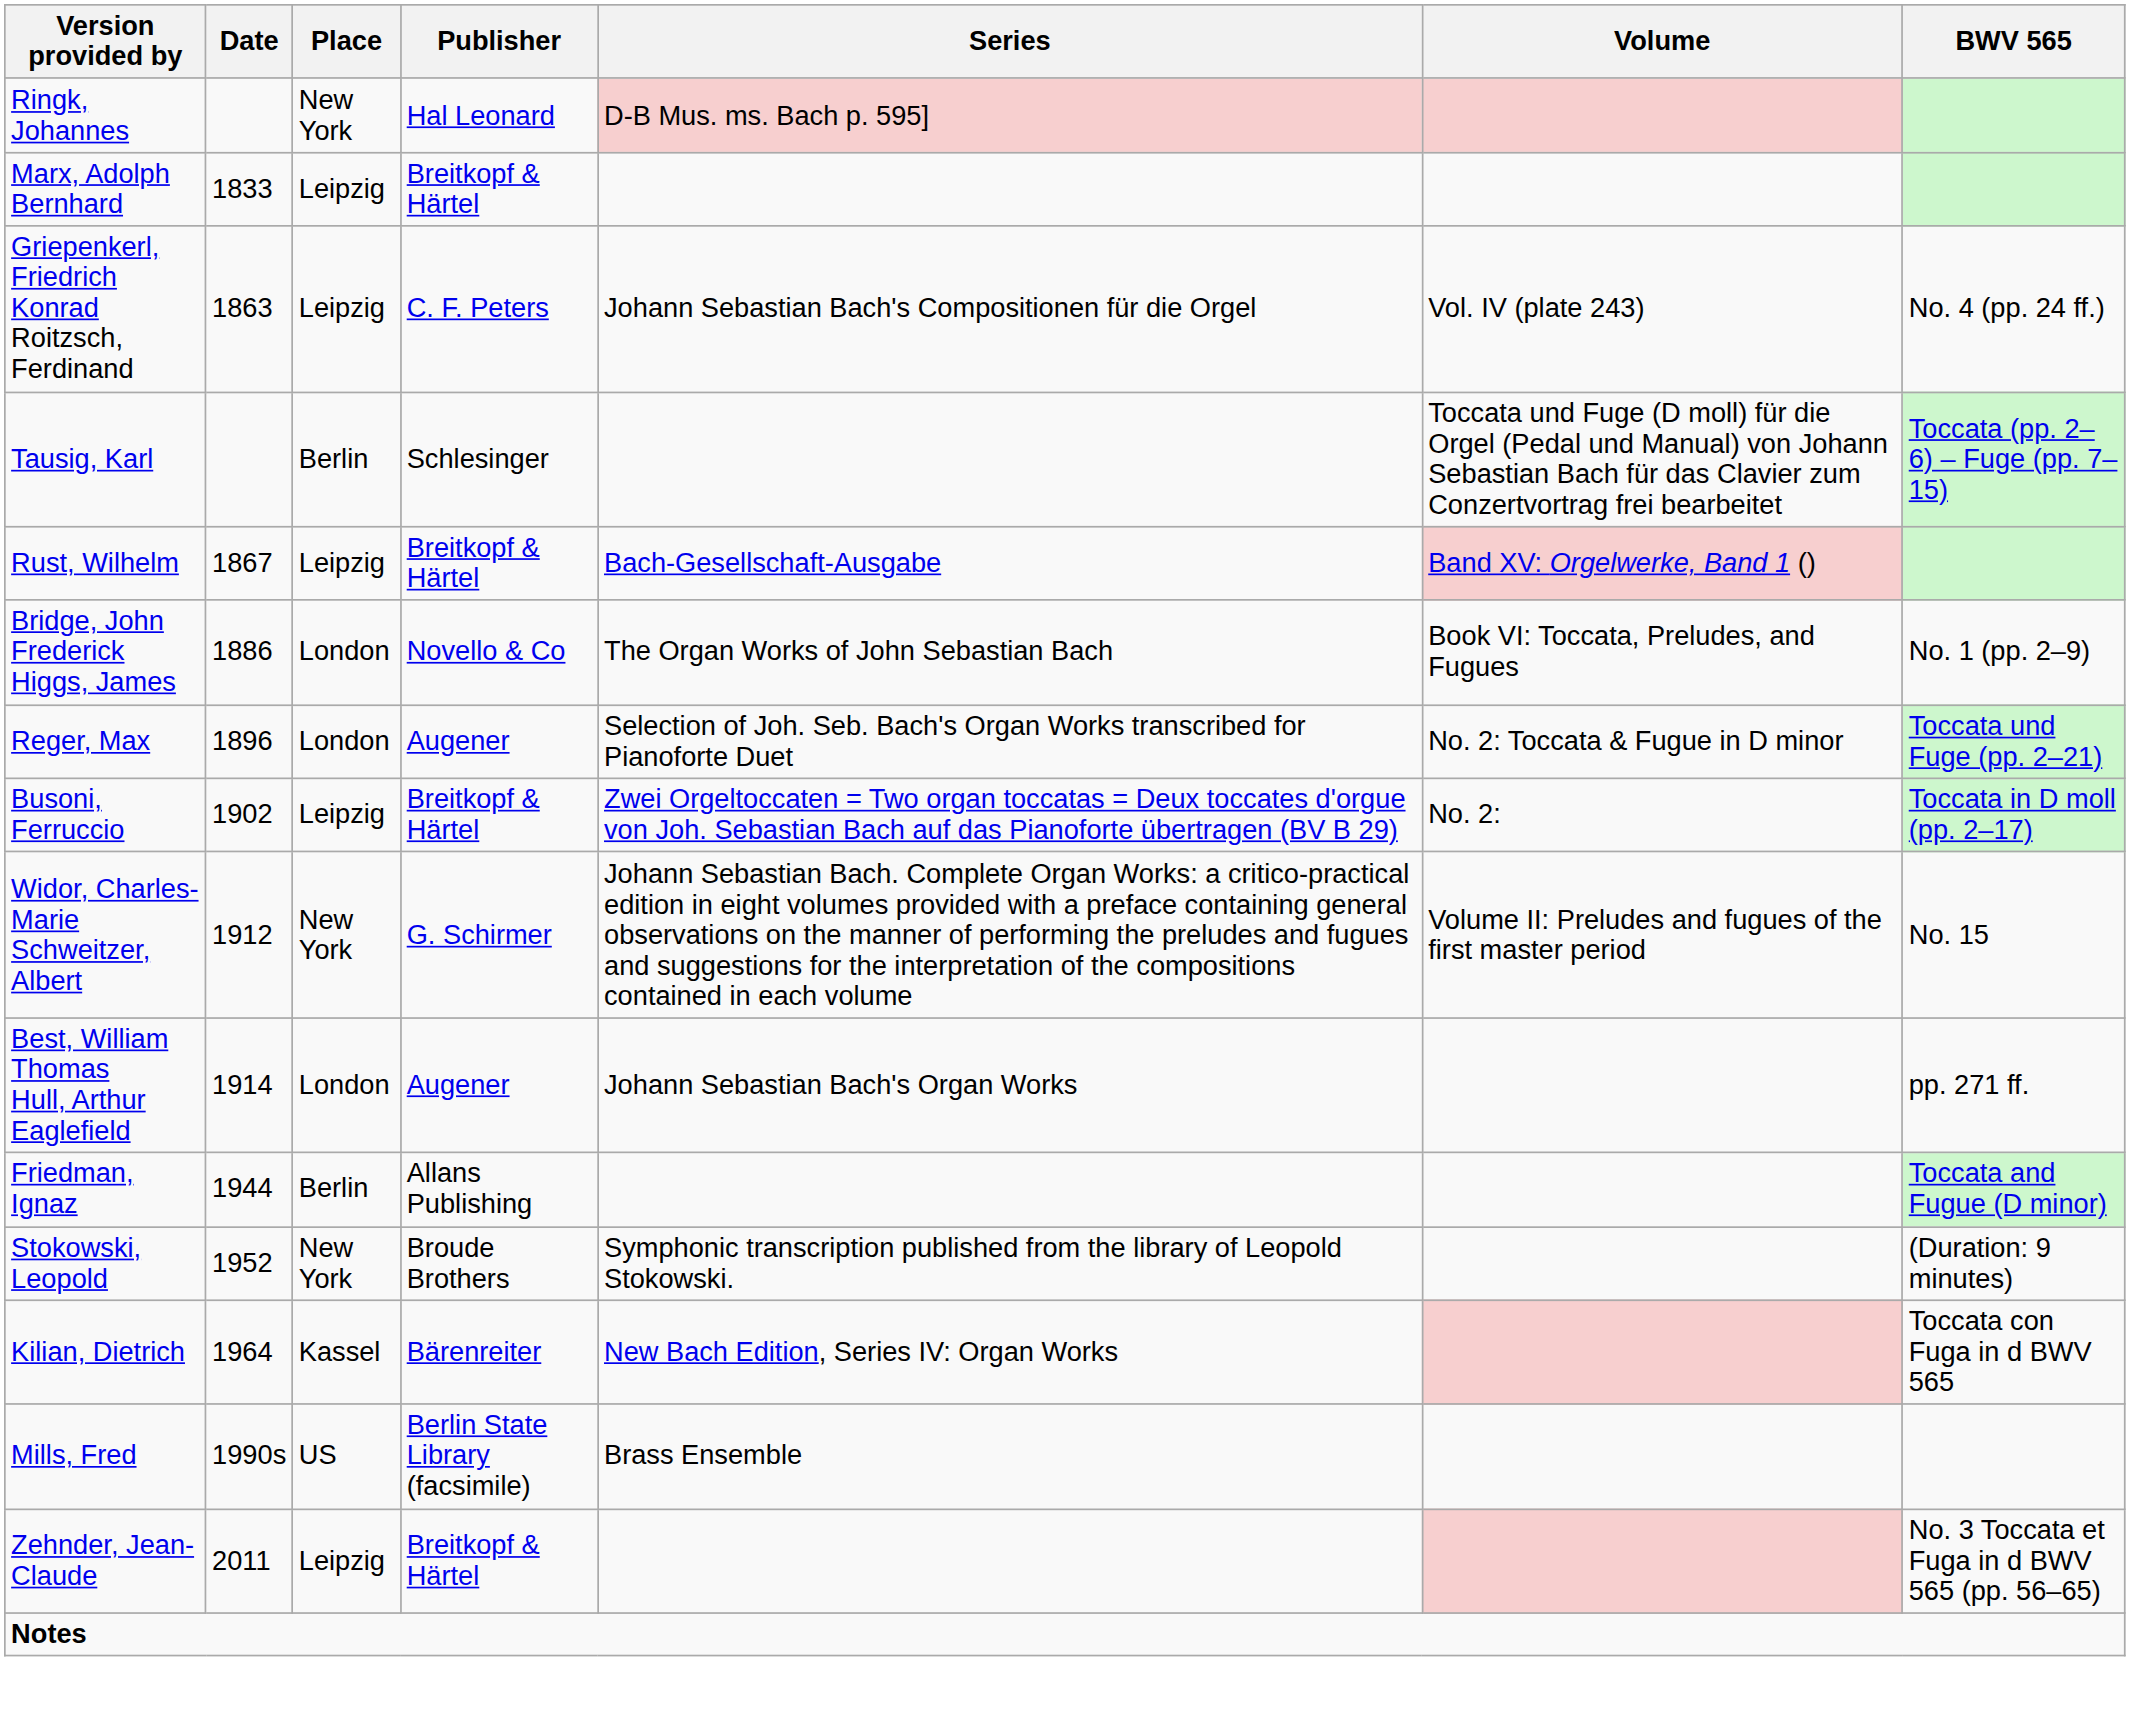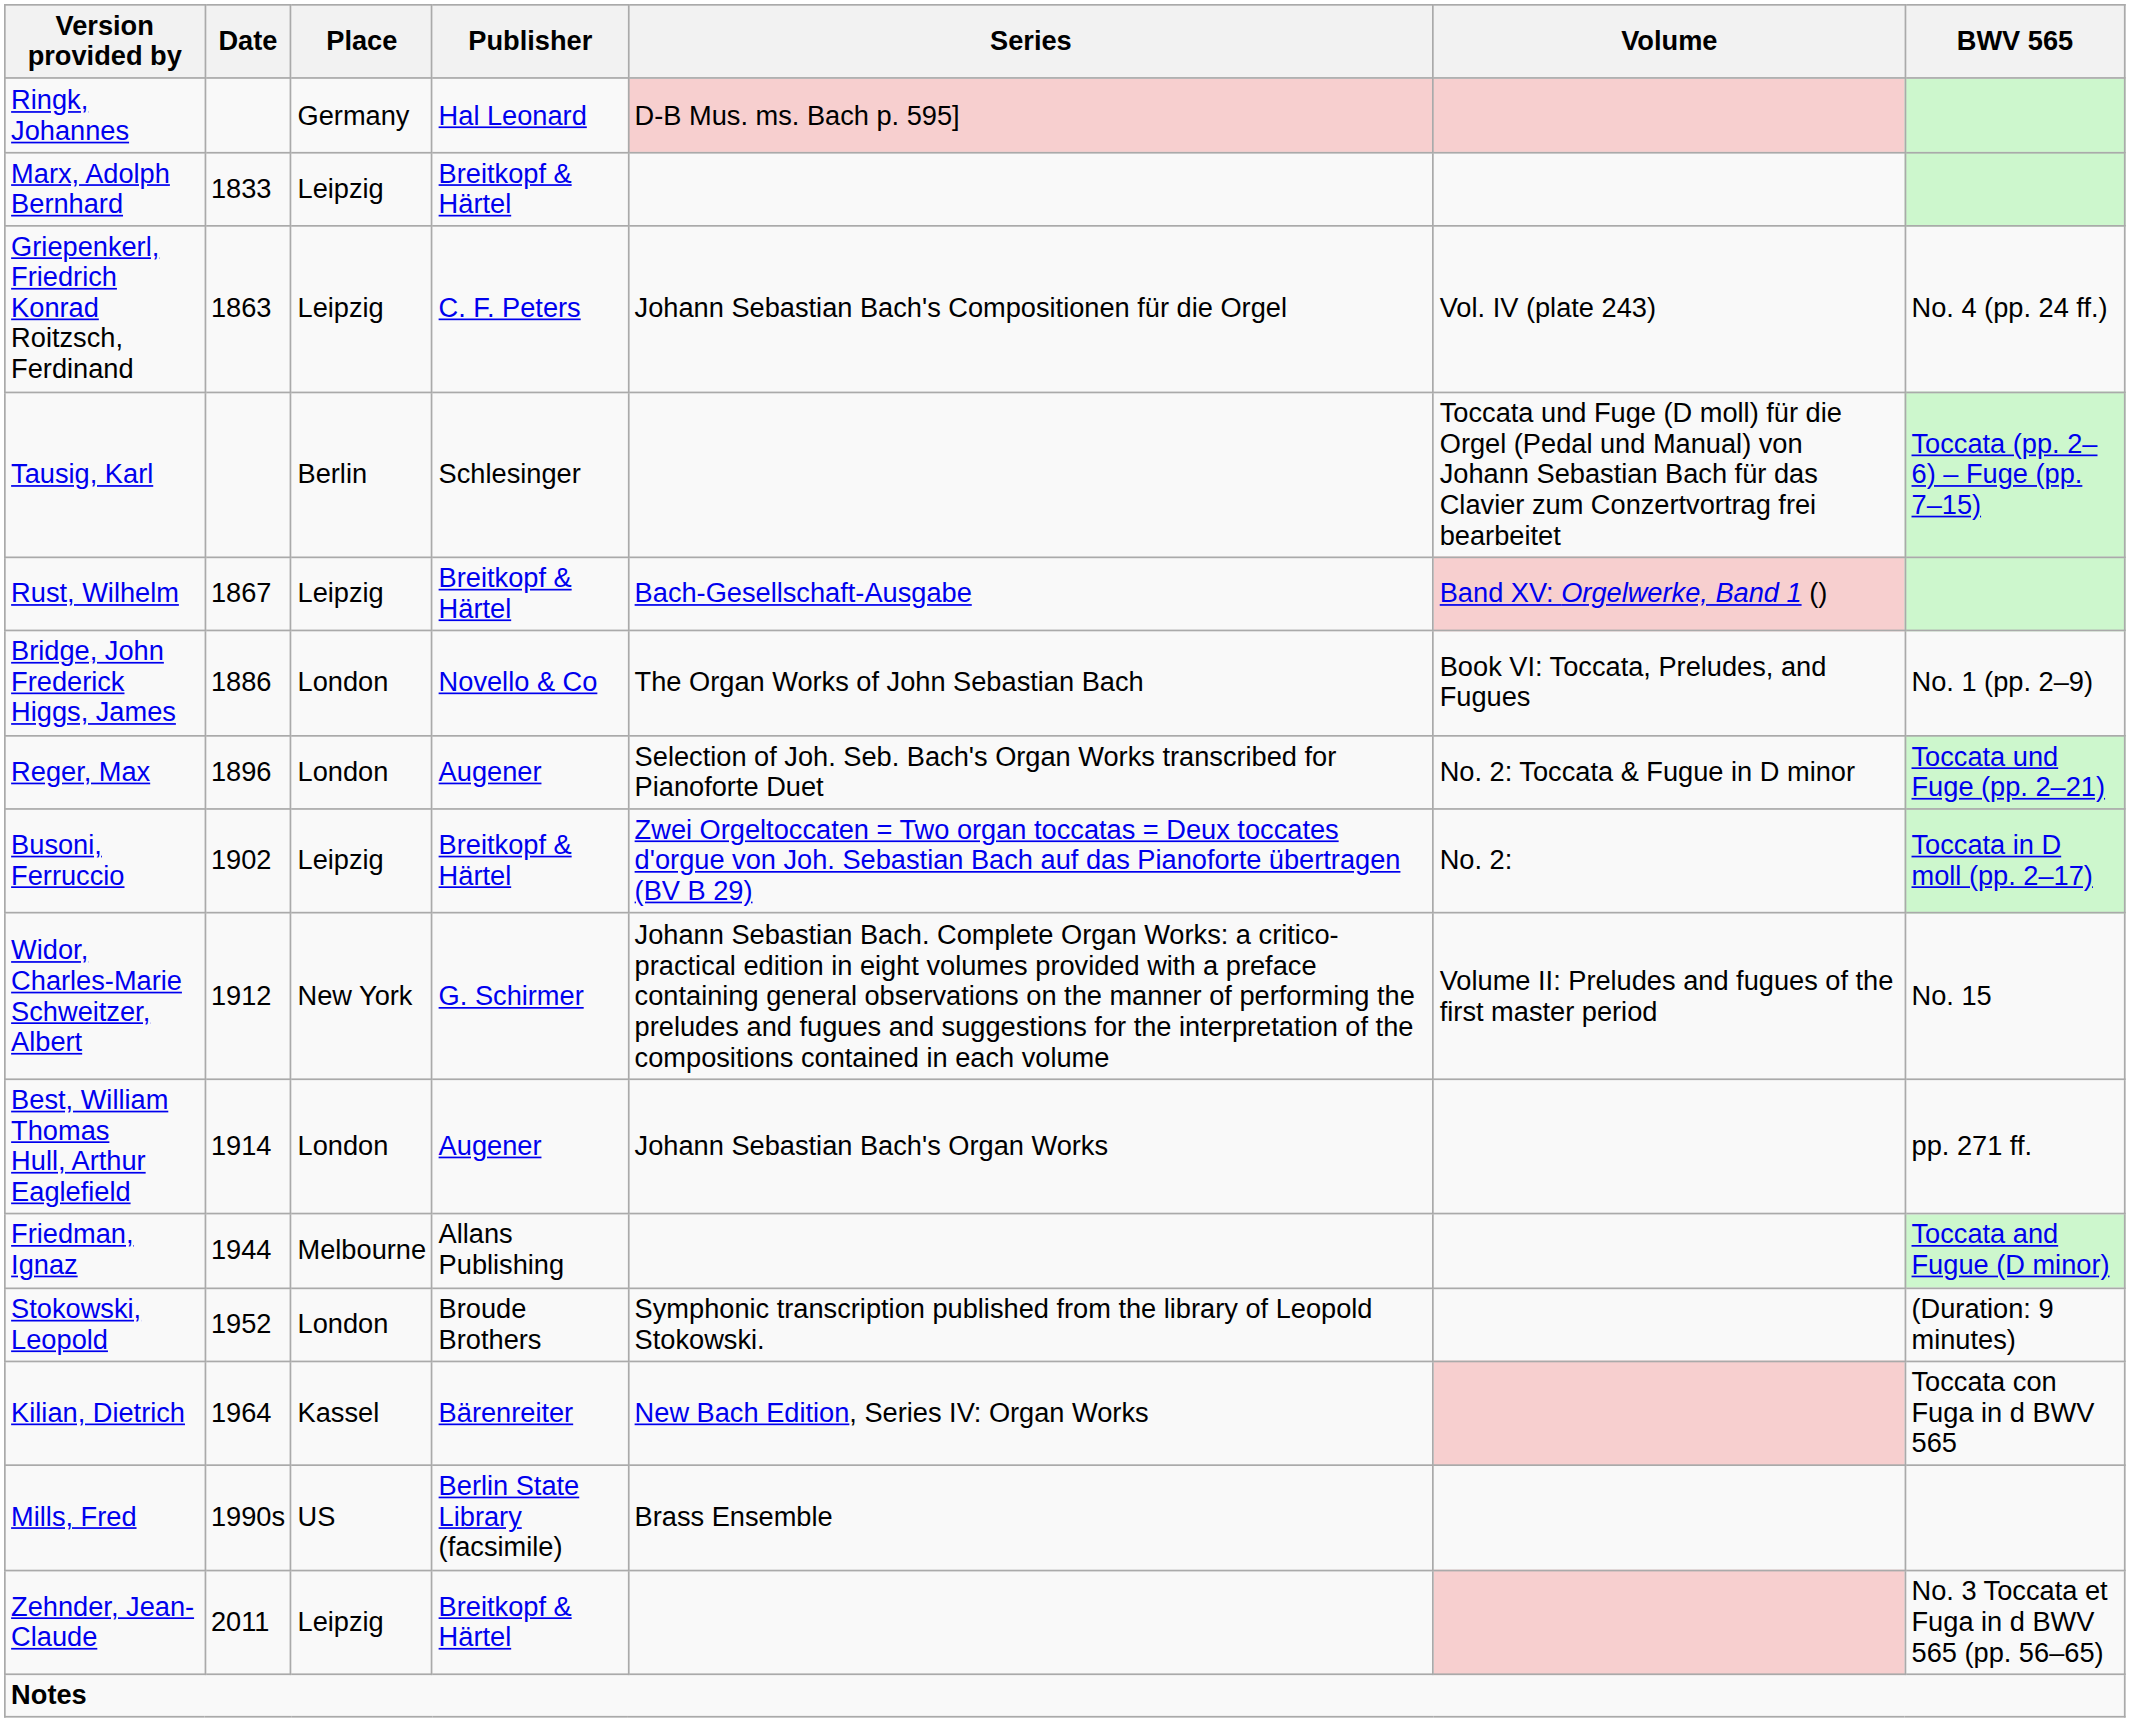(326, 115) New York -> (353, 115) Germany
(334, 1189) Berlin -> (362, 1250) Melbourne
(326, 1262) New York -> (343, 1324) London
